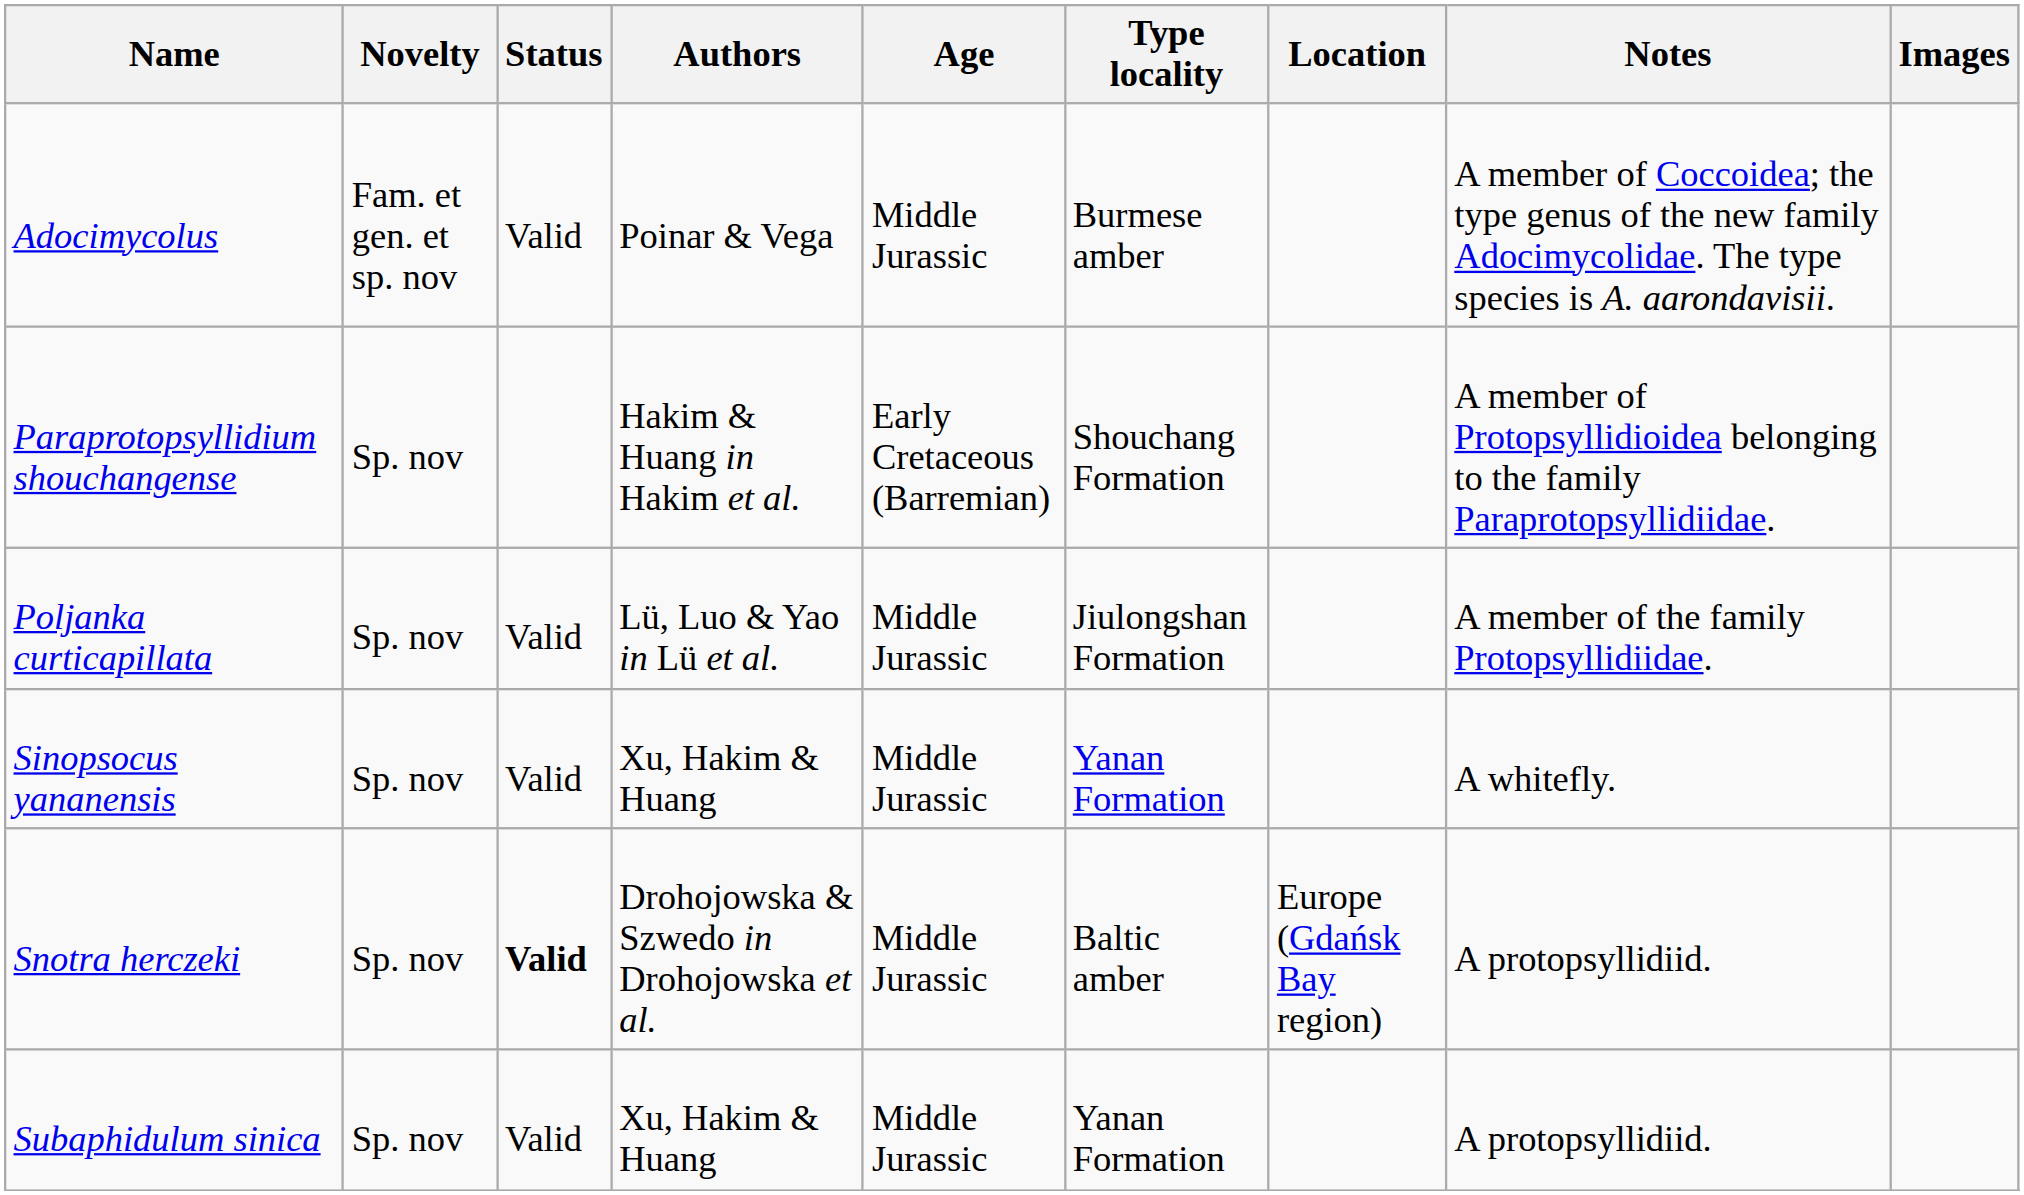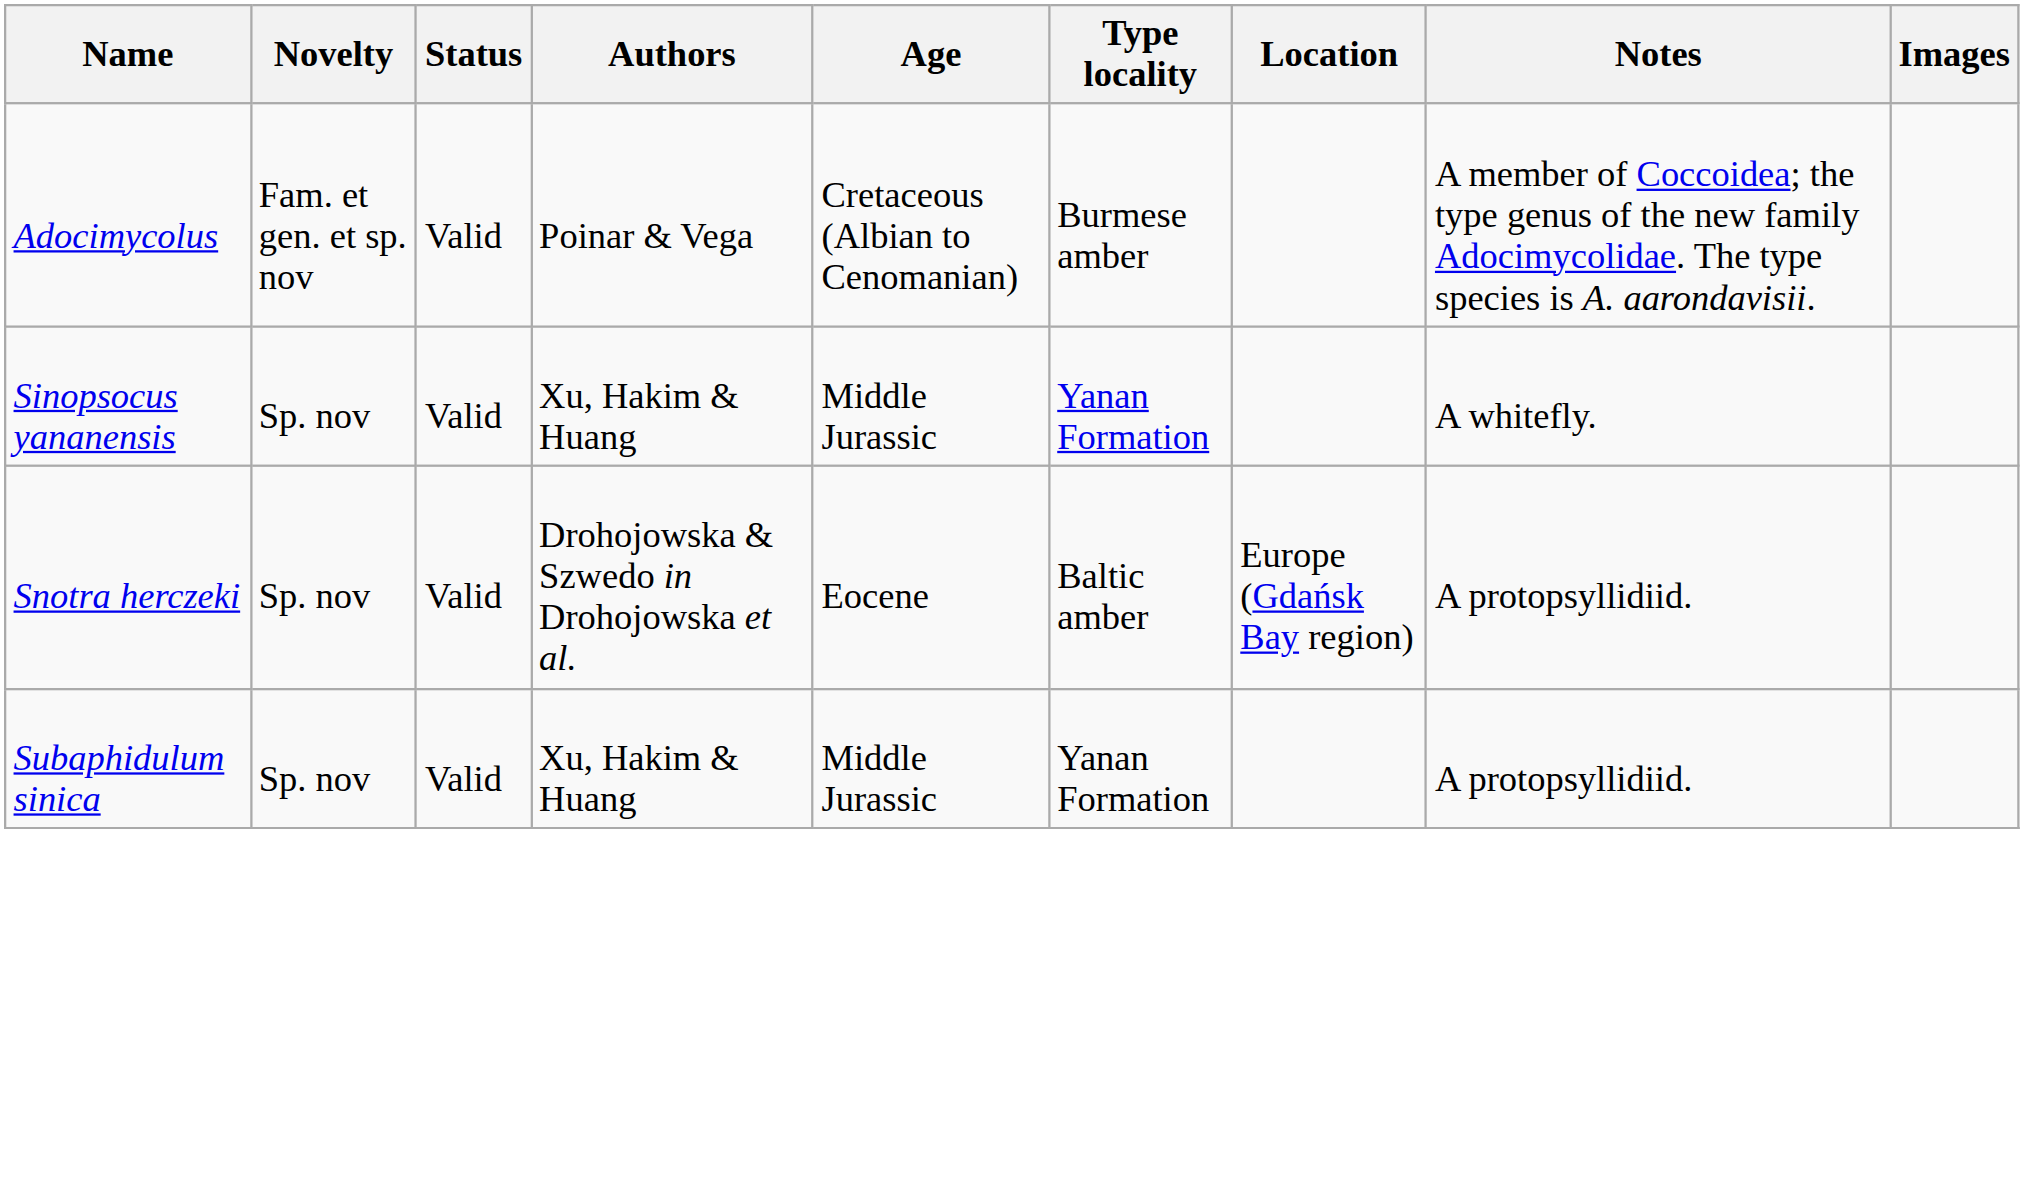(930, 234) Middle Jurassic -> (920, 234) Cretaceous (Albian to Cenomanian)
- row: (165, 456)
- row: (113, 637)
(546, 958) bold -> (463, 596) normal
(930, 958) Middle Jurassic -> (875, 596) Eocene
